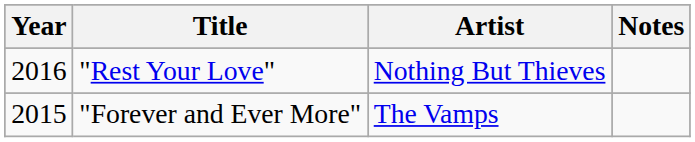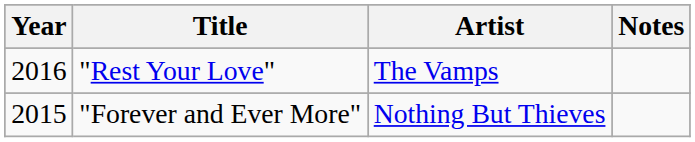(490, 70) Nothing But Thieves -> (436, 70) The Vamps
(436, 114) The Vamps -> (490, 114) Nothing But Thieves
